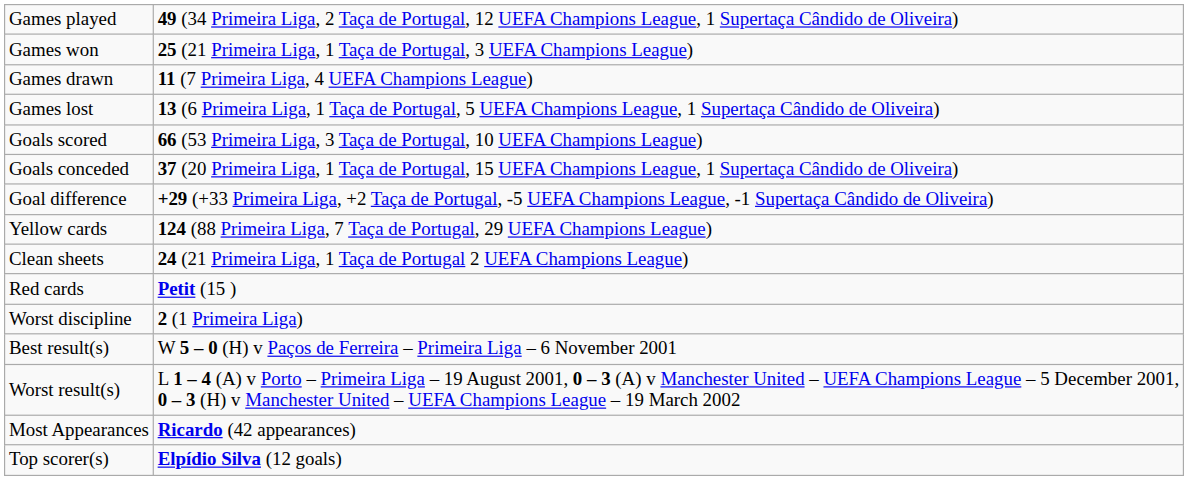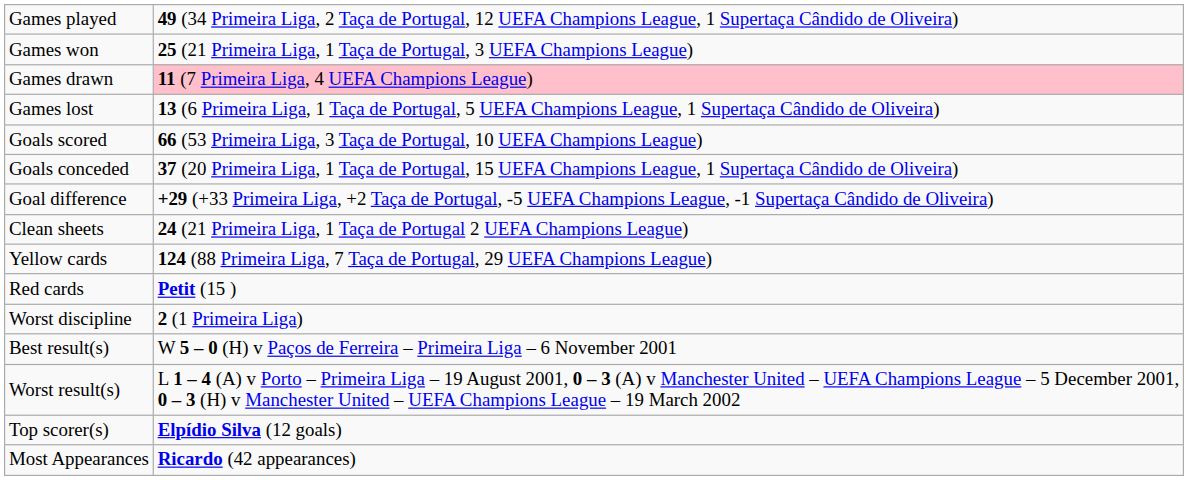(345, 79) no background -> (345, 79) pink background
rows swapped: (56, 259) <-> (58, 229)
rows swapped: (79, 429) <-> (59, 459)
